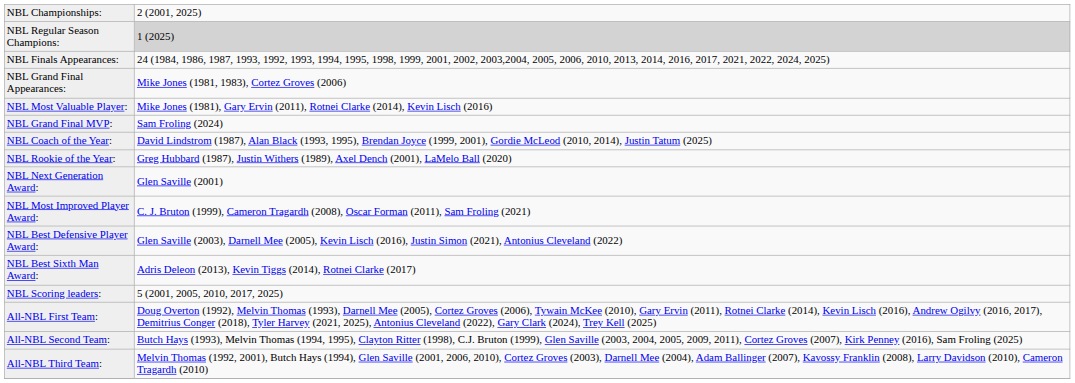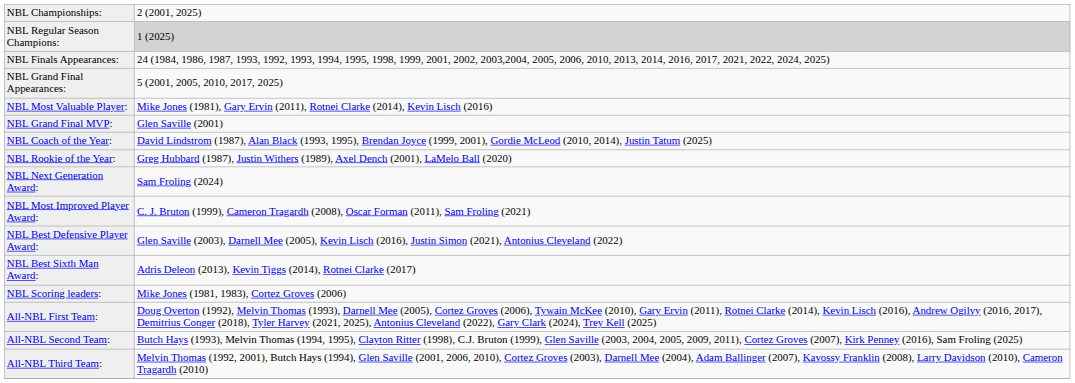(242, 83) Mike Jones (1981, 1983), Cortez Groves (2006) -> (210, 83) 5 (2001, 2005, 2010, 2017, 2025)
(180, 123) Sam Froling (2024) -> (180, 123) Glen Saville (2001)
(180, 181) Glen Saville (2001) -> (180, 181) Sam Froling (2024)
(210, 293) 5 (2001, 2005, 2010, 2017, 2025) -> (242, 293) Mike Jones (1981, 1983), Cortez Groves (2006)
